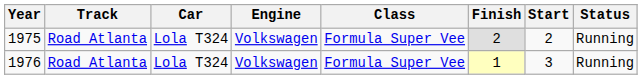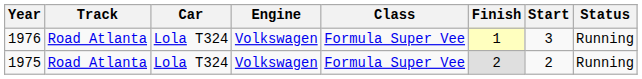rows swapped: (24, 39) <-> (24, 62)
